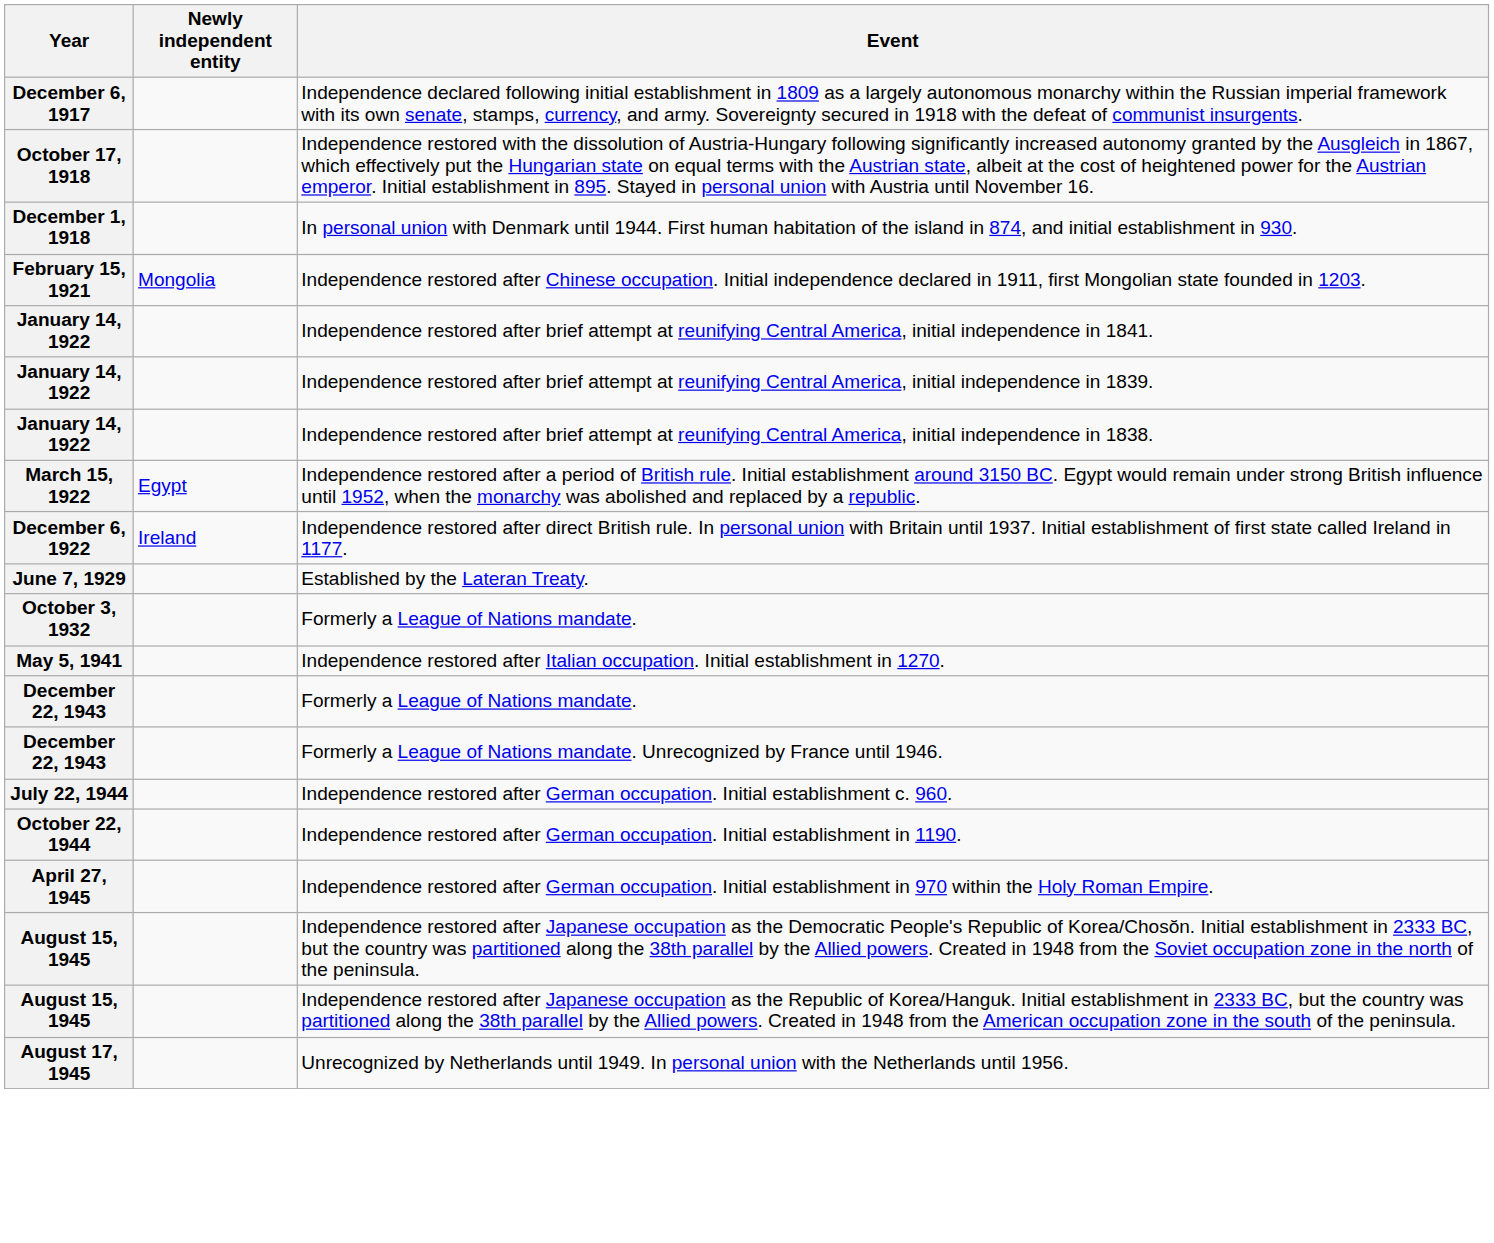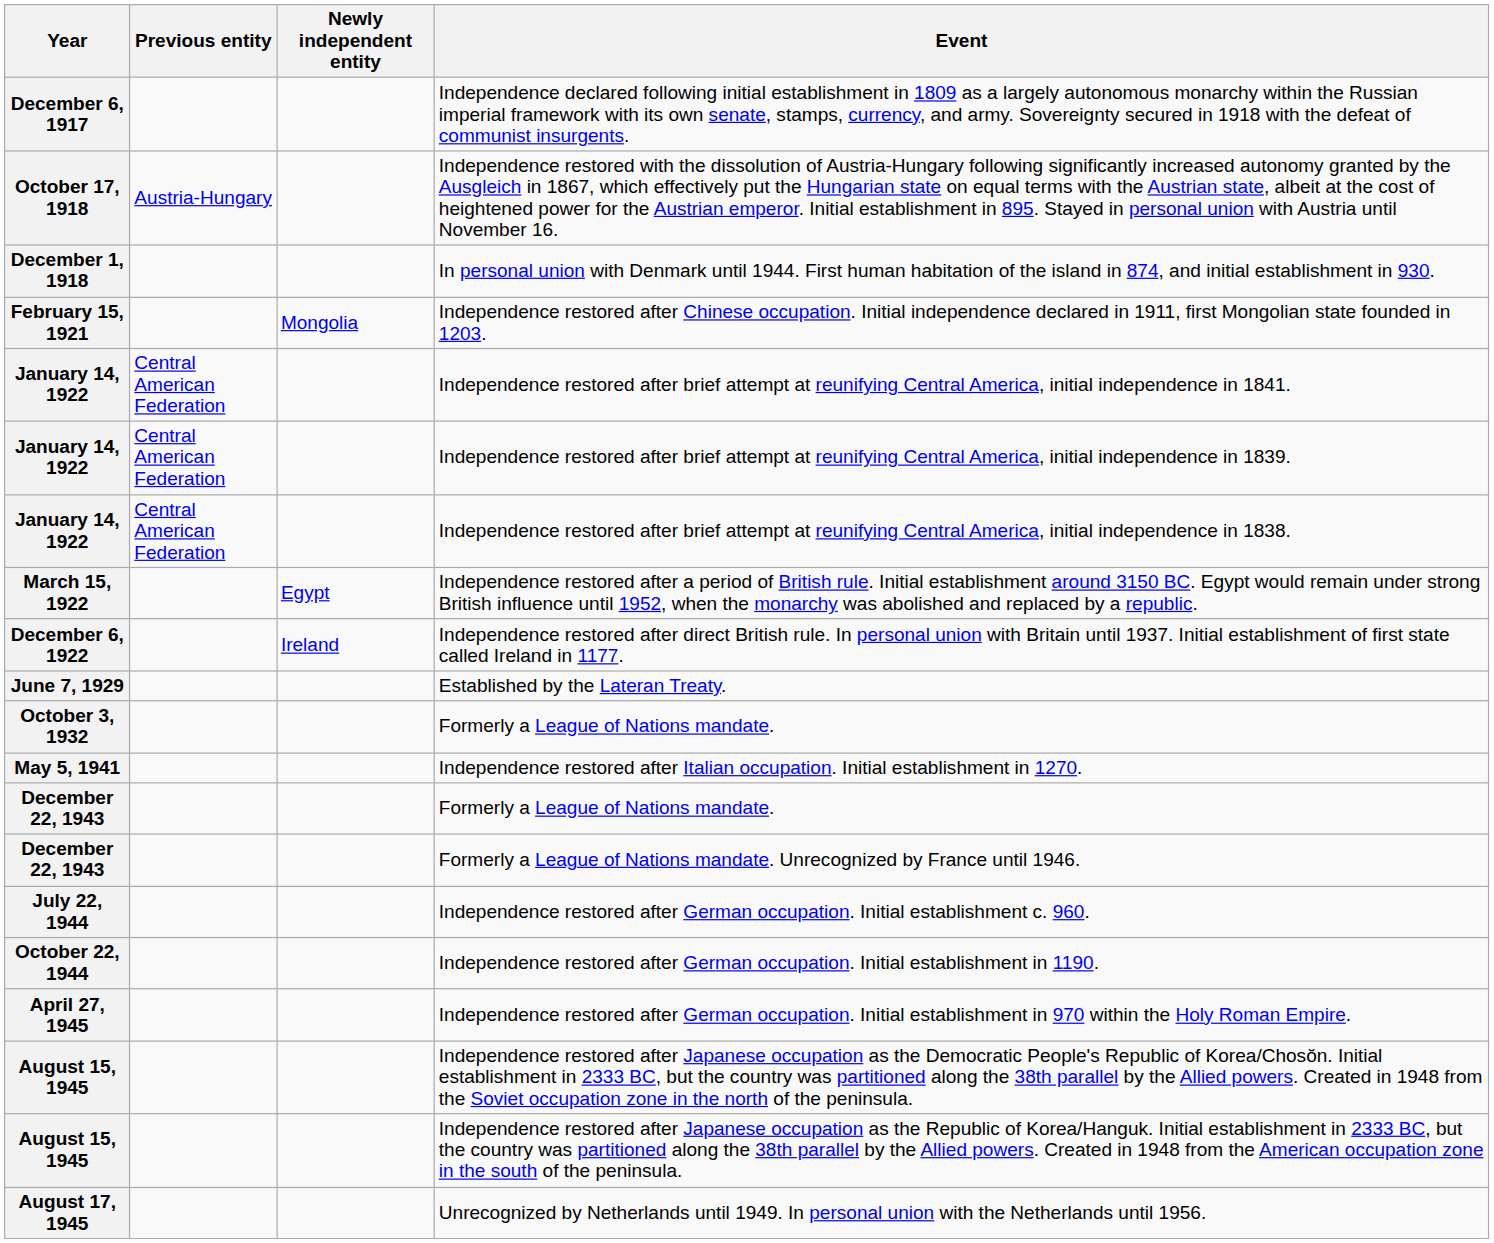+ column: (203, 41)
